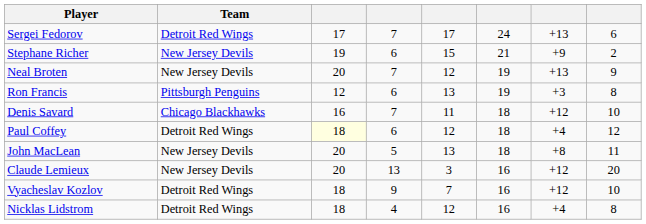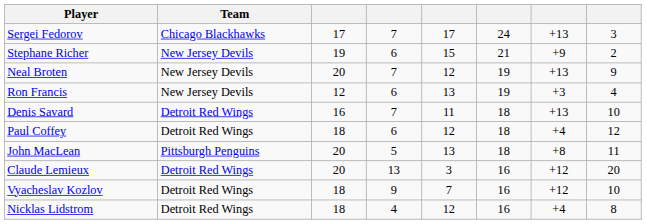(207, 33) Detroit Red Wings -> (213, 33) Chicago Blackhawks
(614, 33) 6 -> (614, 33) 3
(210, 92) Pittsburgh Penguins -> (207, 92) New Jersey Devils
(614, 92) 8 -> (614, 92) 4
(213, 111) Chicago Blackhawks -> (207, 111) Detroit Red Wings
(559, 111) +12 -> (559, 111) +13
(339, 131) lightyellow background -> (339, 131) no background
(207, 151) New Jersey Devils -> (210, 151) Pittsburgh Penguins
(207, 170) New Jersey Devils -> (207, 170) Detroit Red Wings
